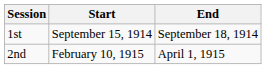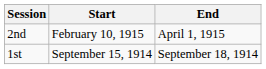rows swapped: (15, 34) <-> (17, 53)
